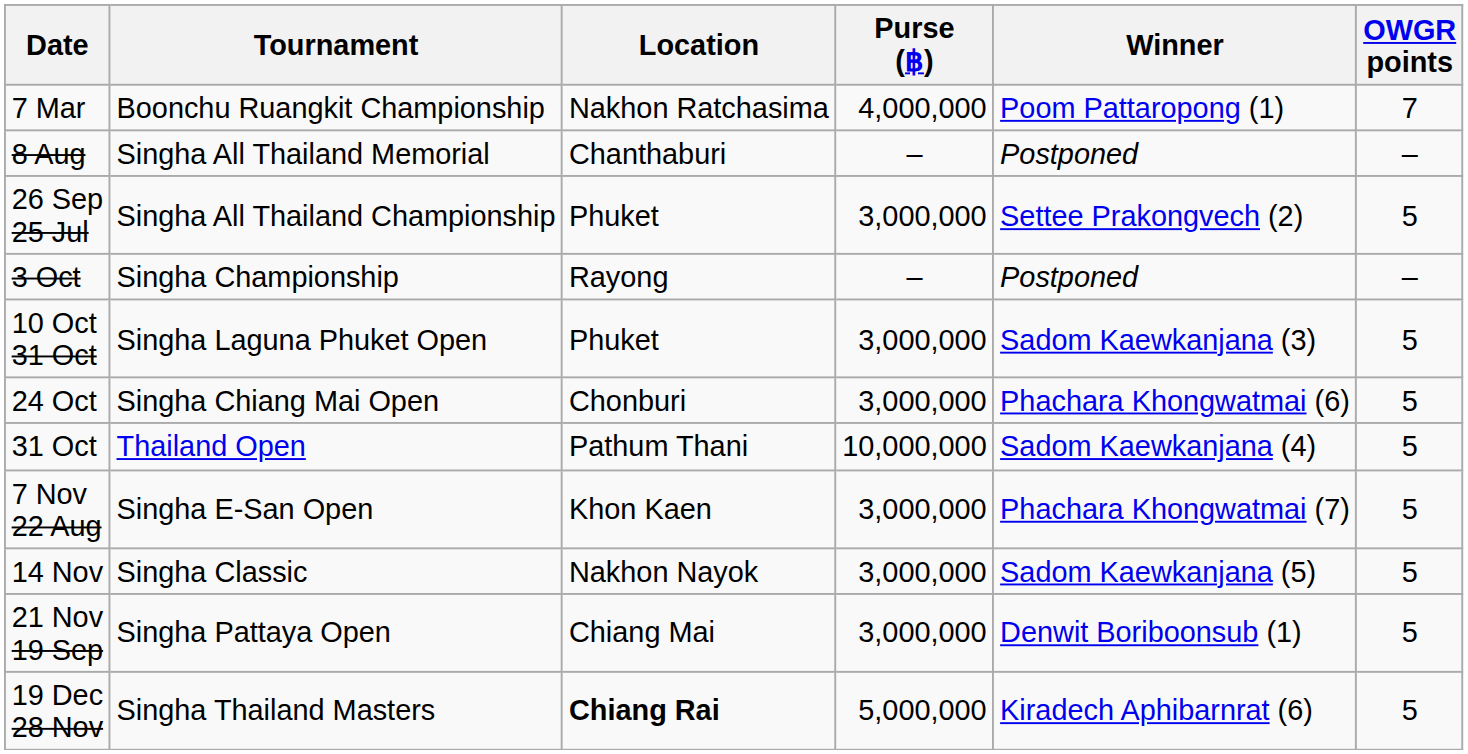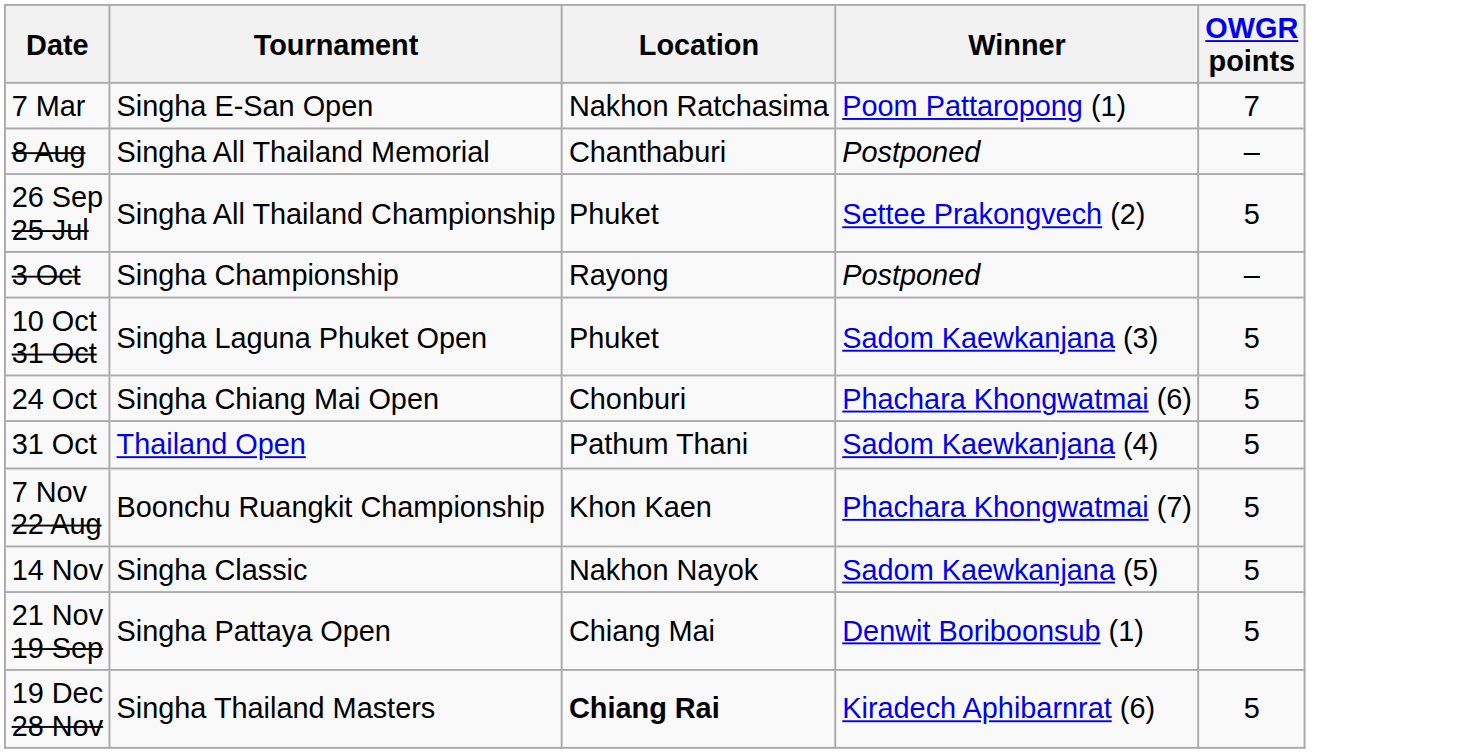- column: (914, 44)
(331, 108) Boonchu Ruangkit Championship -> (245, 106) Singha E-San Open
(245, 509) Singha E-San Open -> (331, 507) Boonchu Ruangkit Championship
